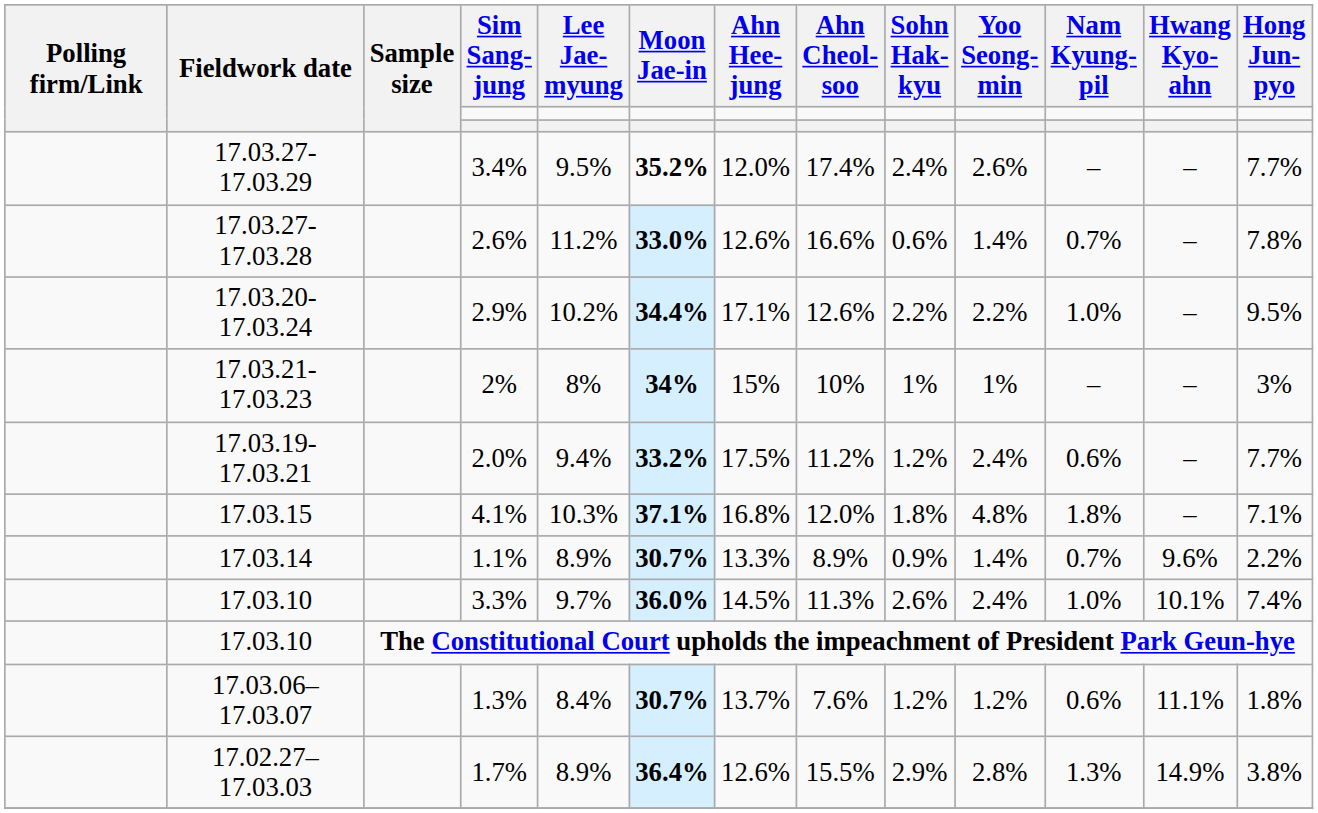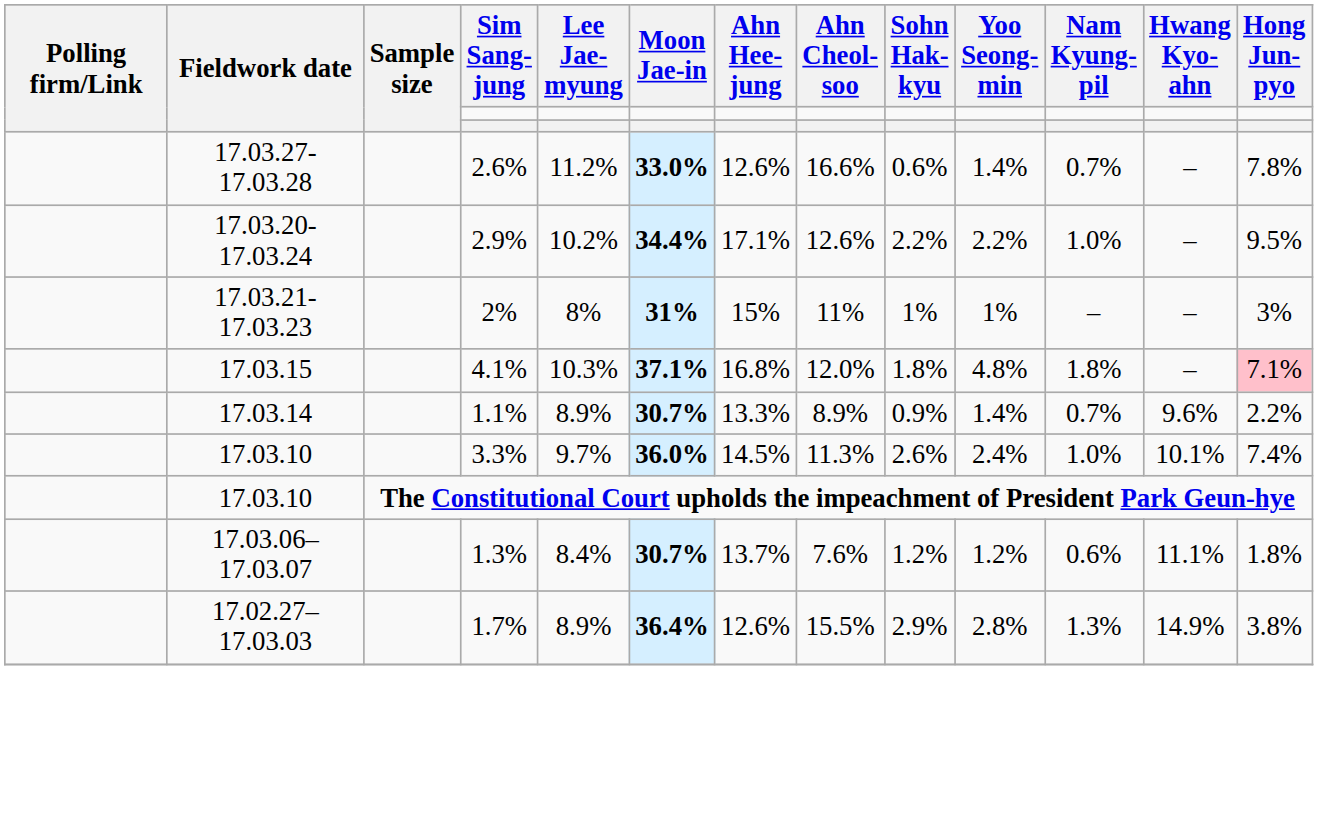- row: (265, 167)
(672, 385) 34% -> (672, 312) 31%
(840, 385) 10% -> (840, 312) 11%
- row: (265, 457)
(1274, 514) no background -> (1274, 370) pink background
